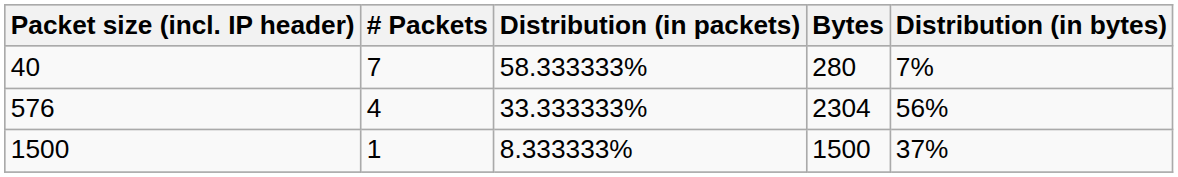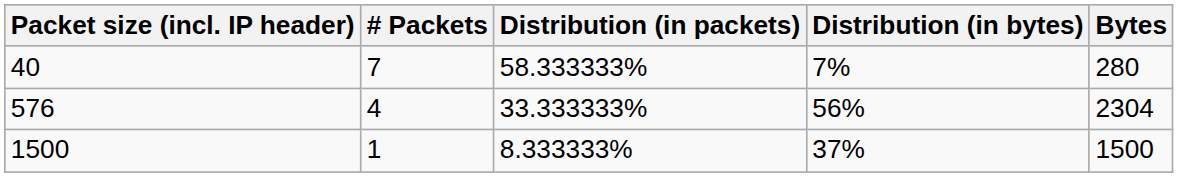columns swapped: (848, 25) <-> (1031, 25)
